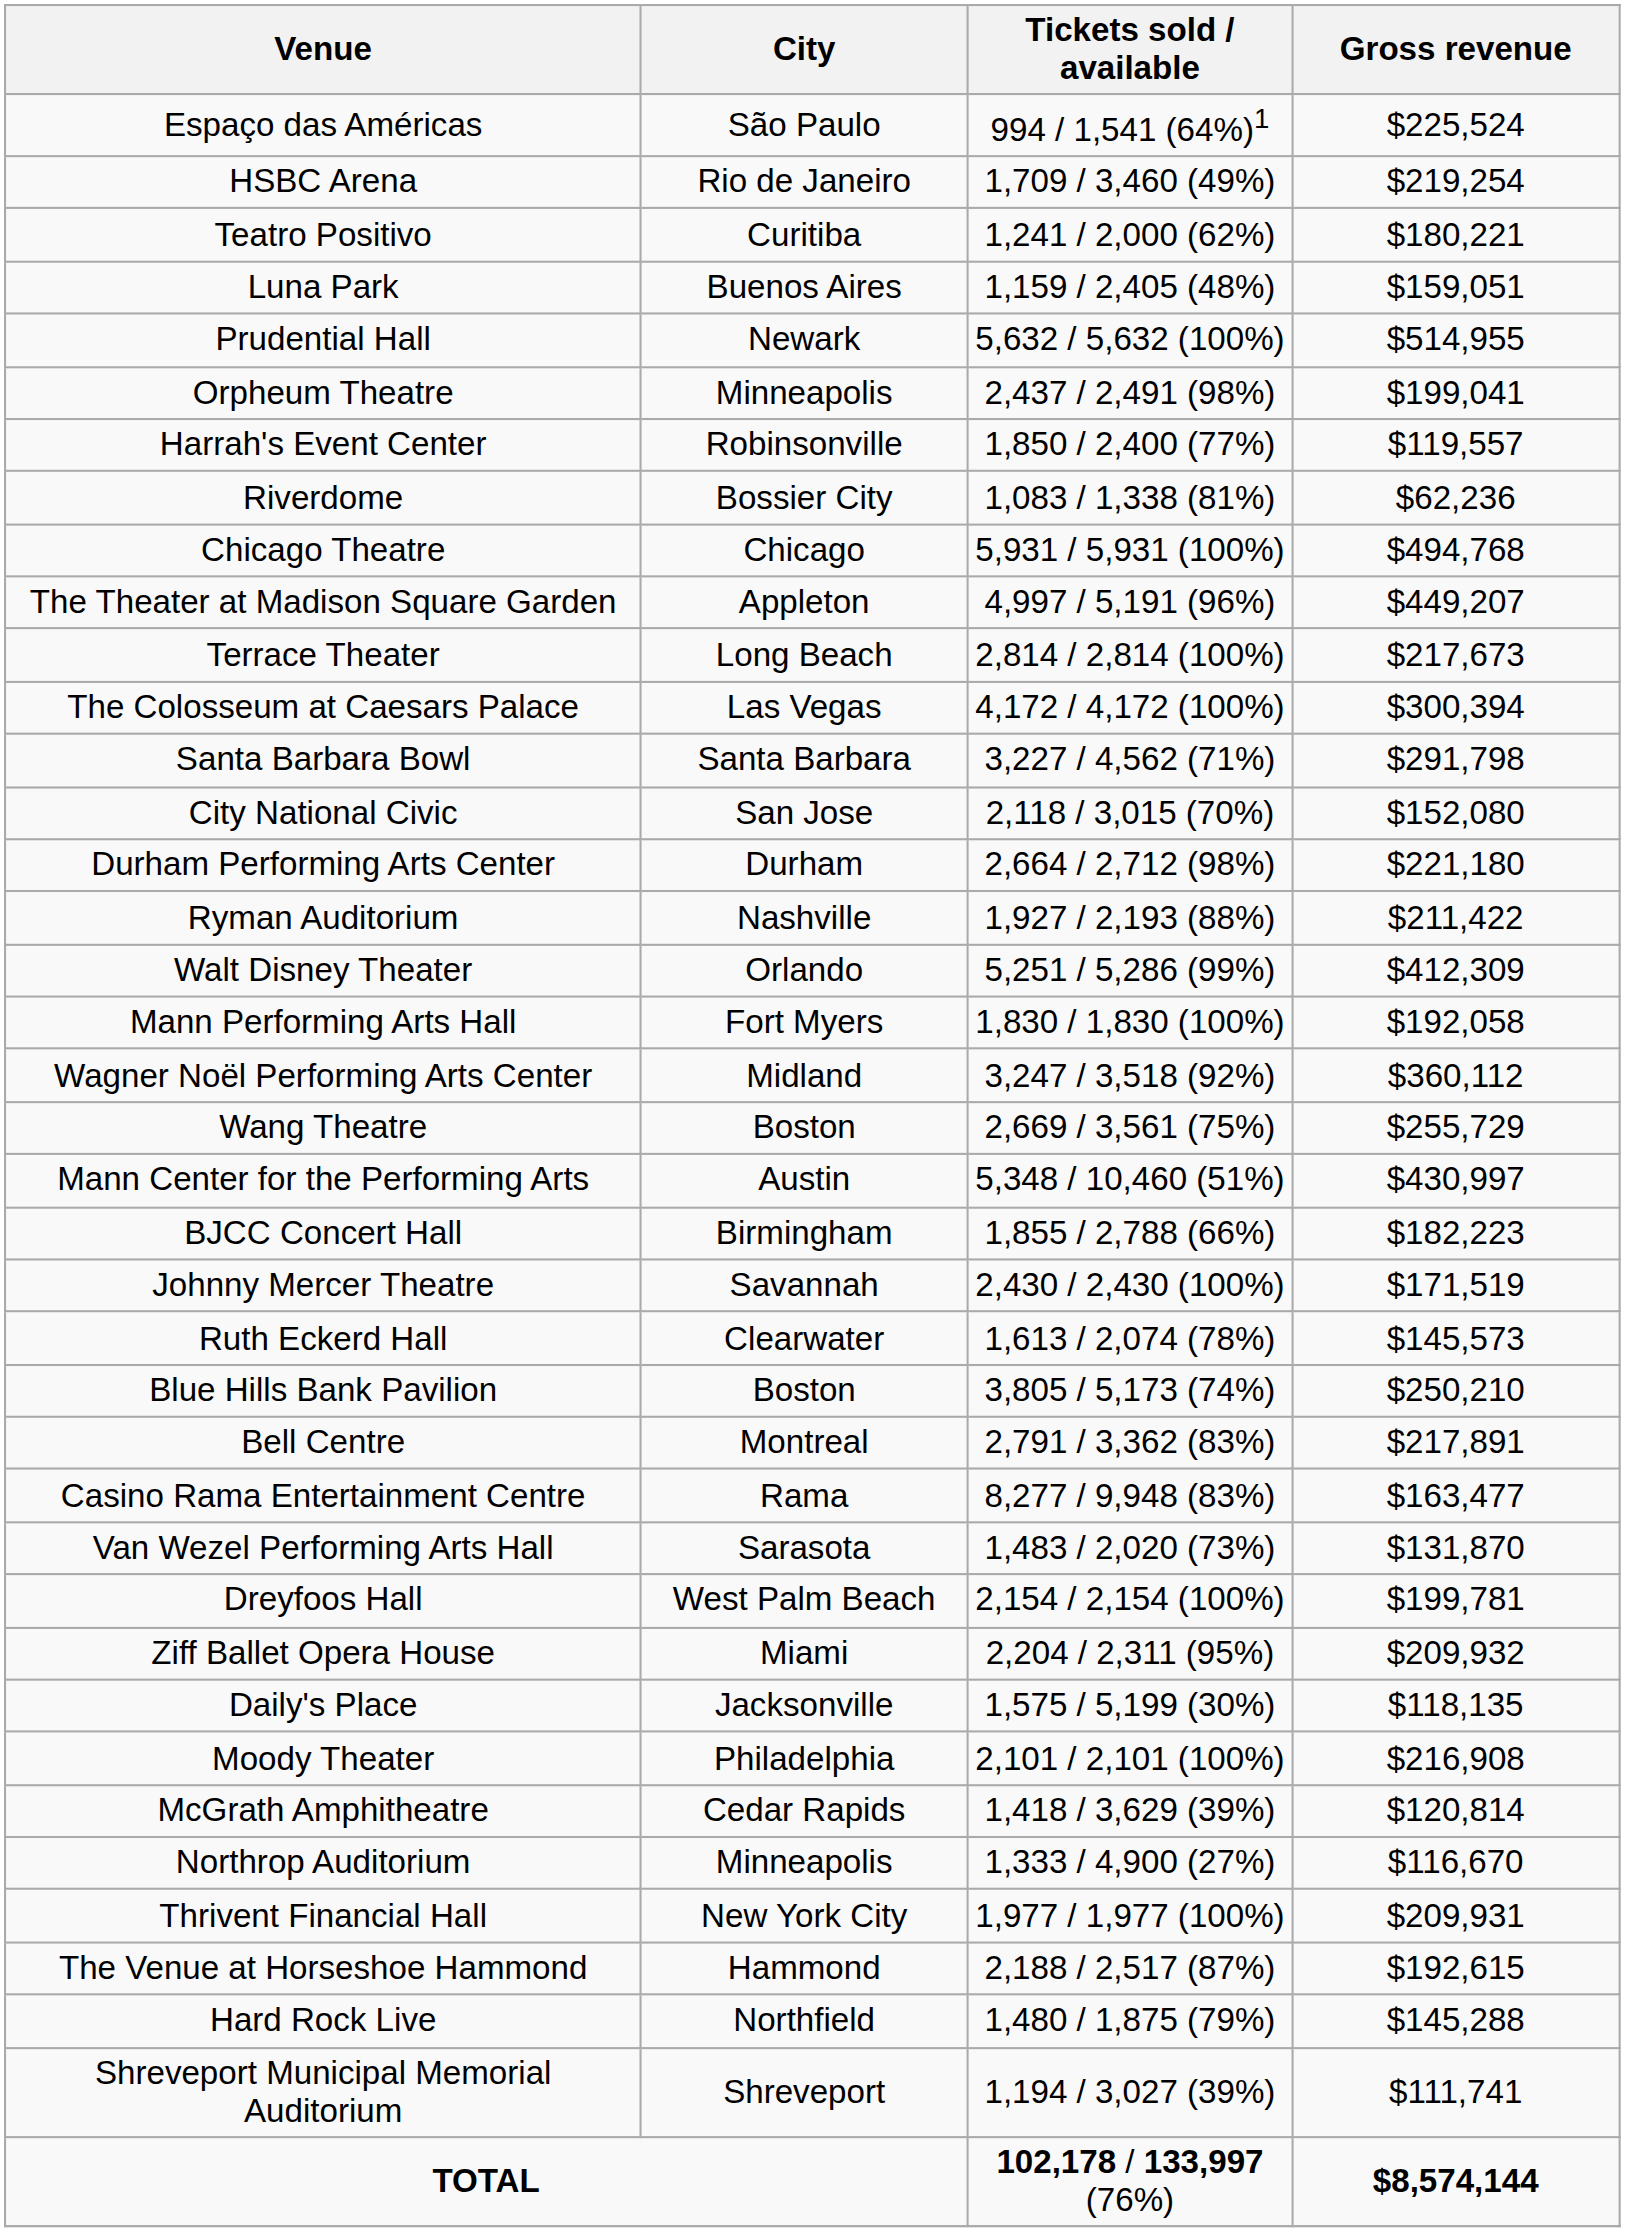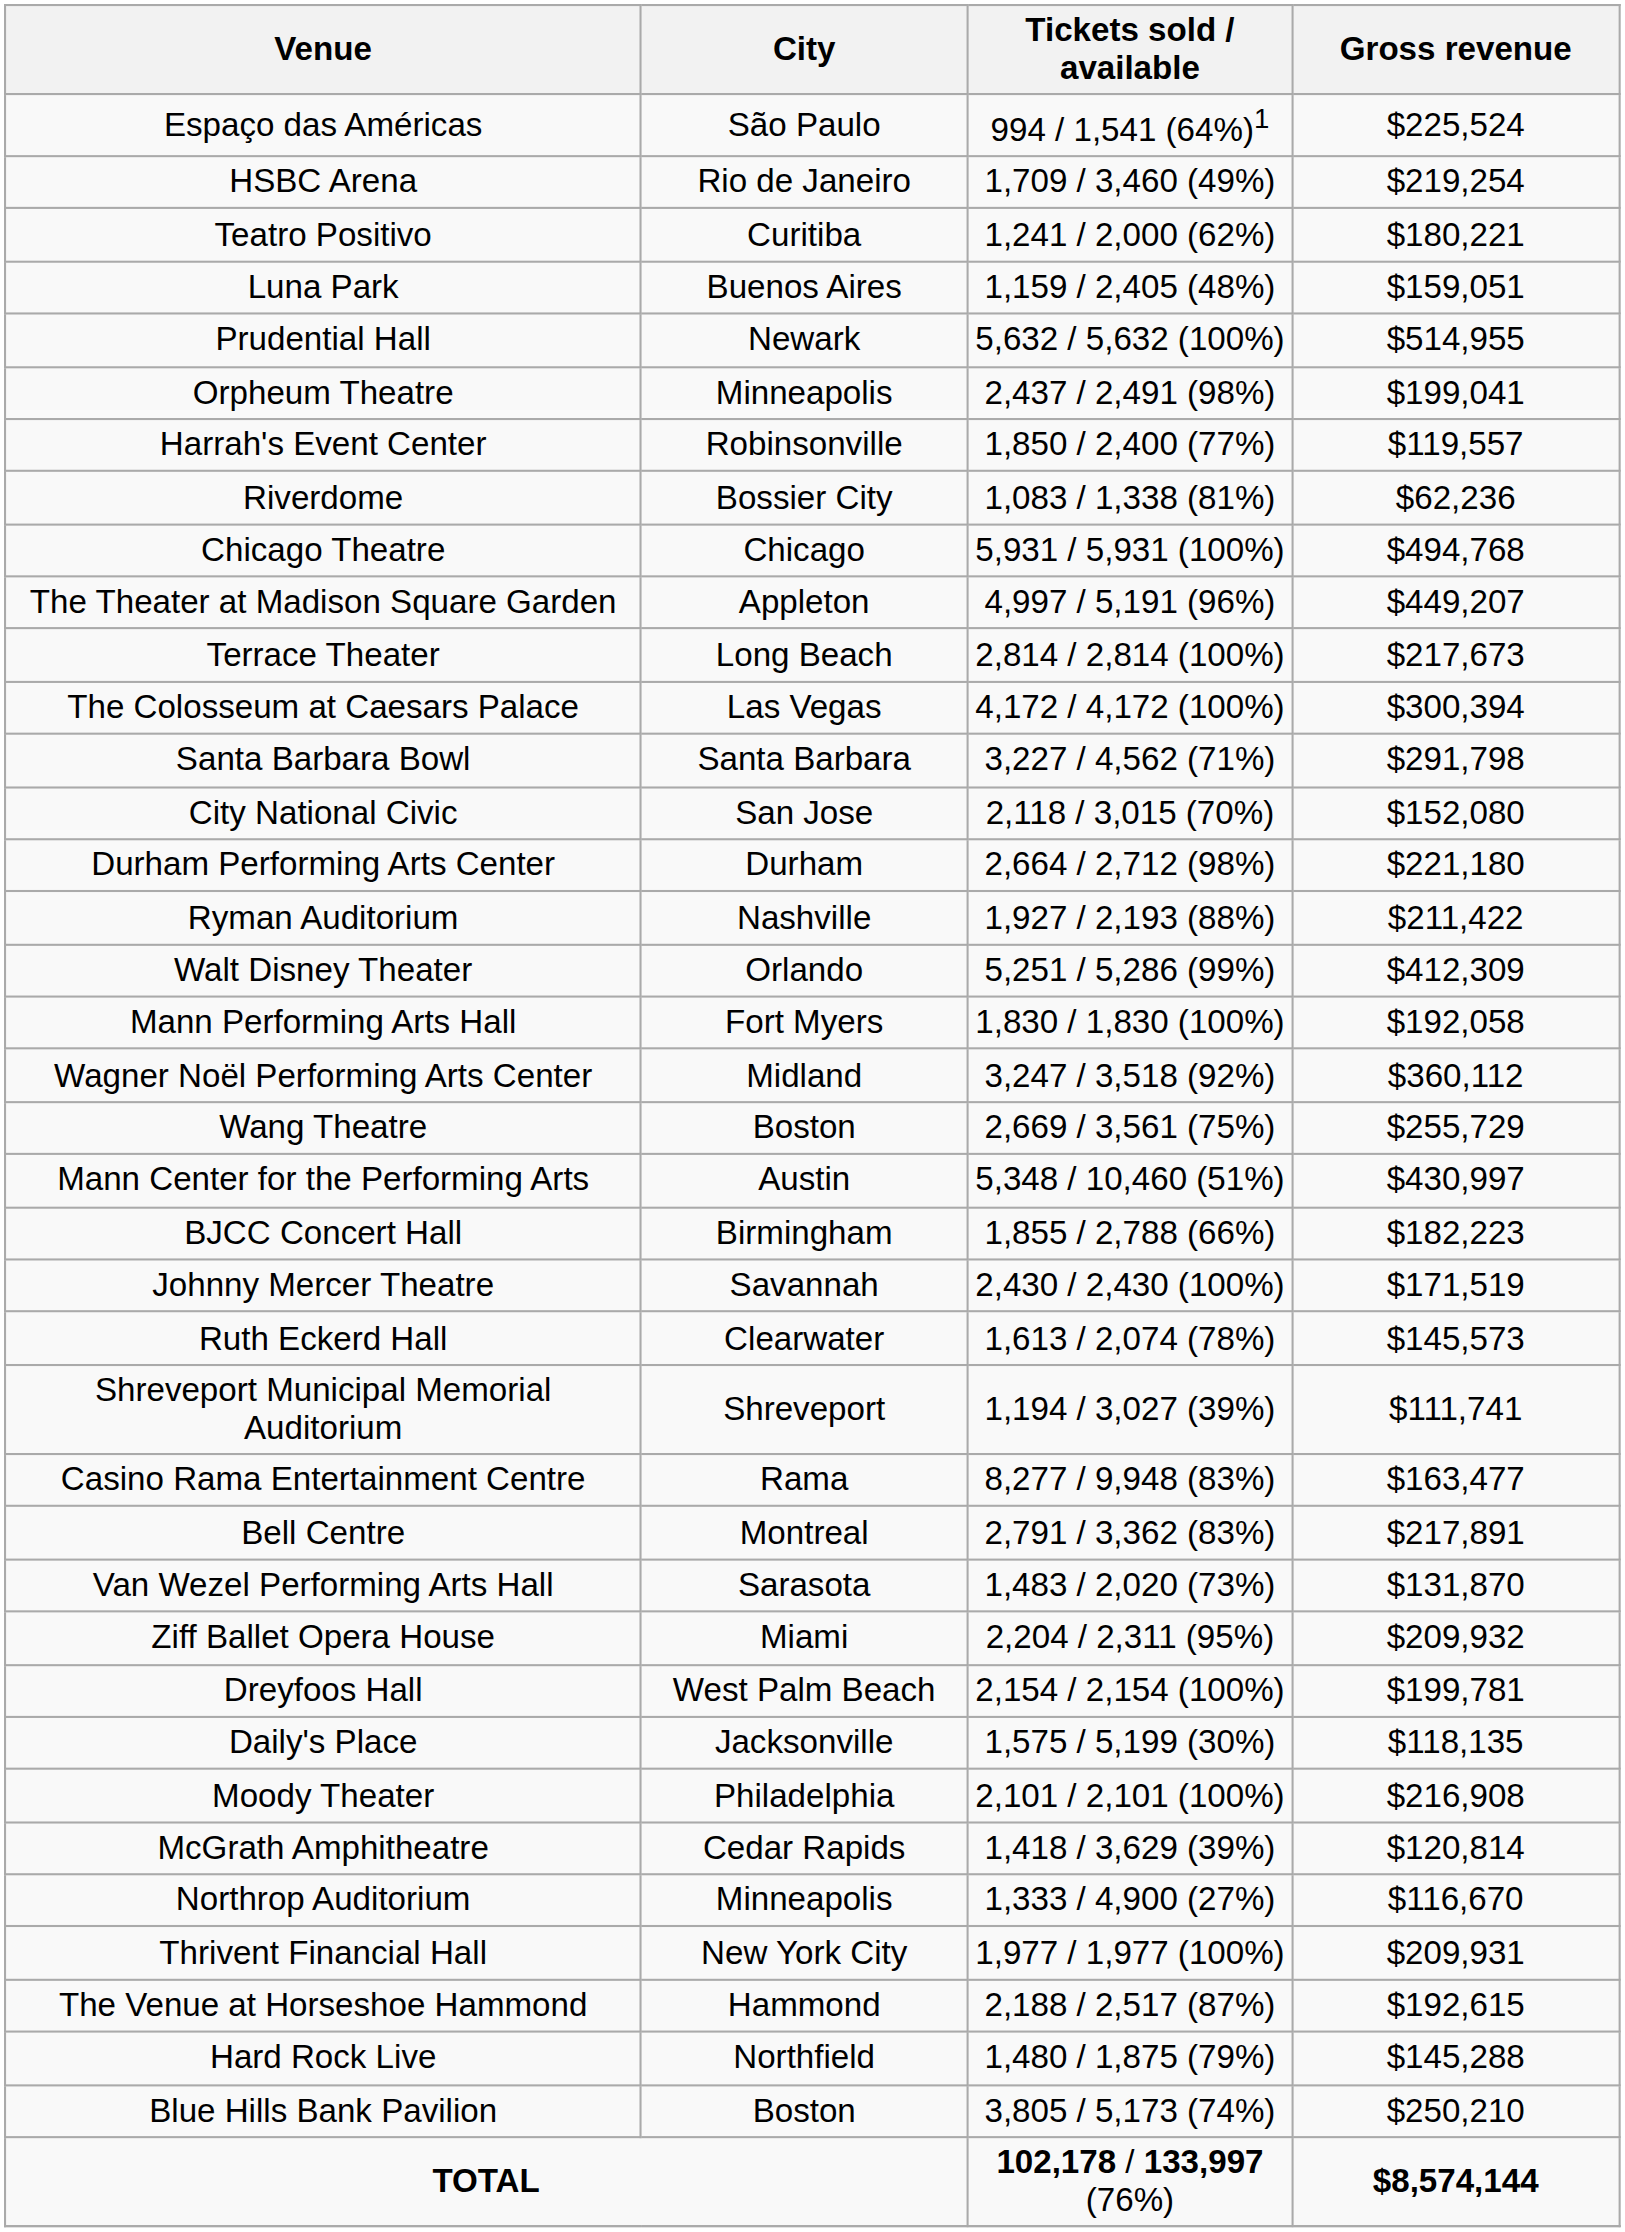rows swapped: (323, 2091) <-> (323, 1390)
rows swapped: (323, 1442) <-> (323, 1495)
rows swapped: (323, 1600) <-> (323, 1652)
